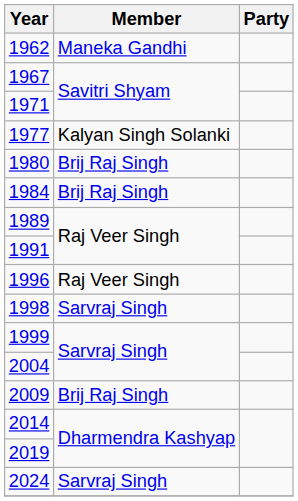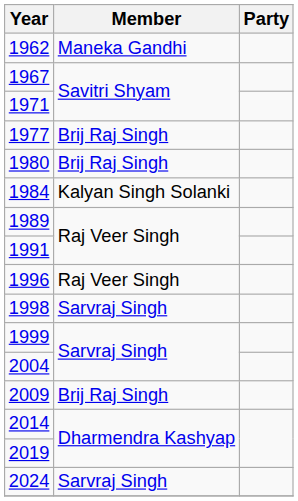(144, 134) Kalyan Singh Solanki -> (113, 134) Brij Raj Singh
(113, 192) Brij Raj Singh -> (144, 192) Kalyan Singh Solanki
